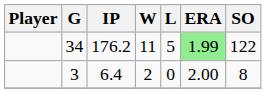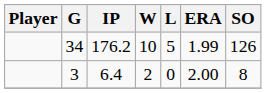(148, 46) 11 -> (148, 46) 10
(203, 46) lightgreen background -> (203, 46) no background
(243, 46) 122 -> (243, 46) 126
